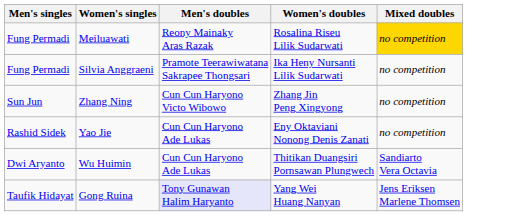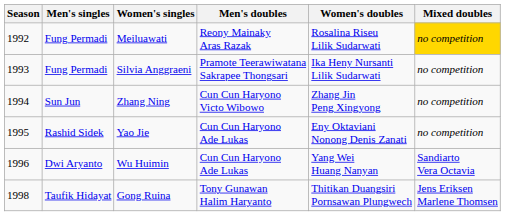+ column: (23, 14)
(324, 164) Thitikan Duangsiri Pornsawan Plungwech -> (345, 164) Yang Wei Huang Nanyan
(198, 195) lavender background -> (236, 195) no background
(307, 195) Yang Wei Huang Nanyan -> (362, 195) Thitikan Duangsiri Pornsawan Plungwech
